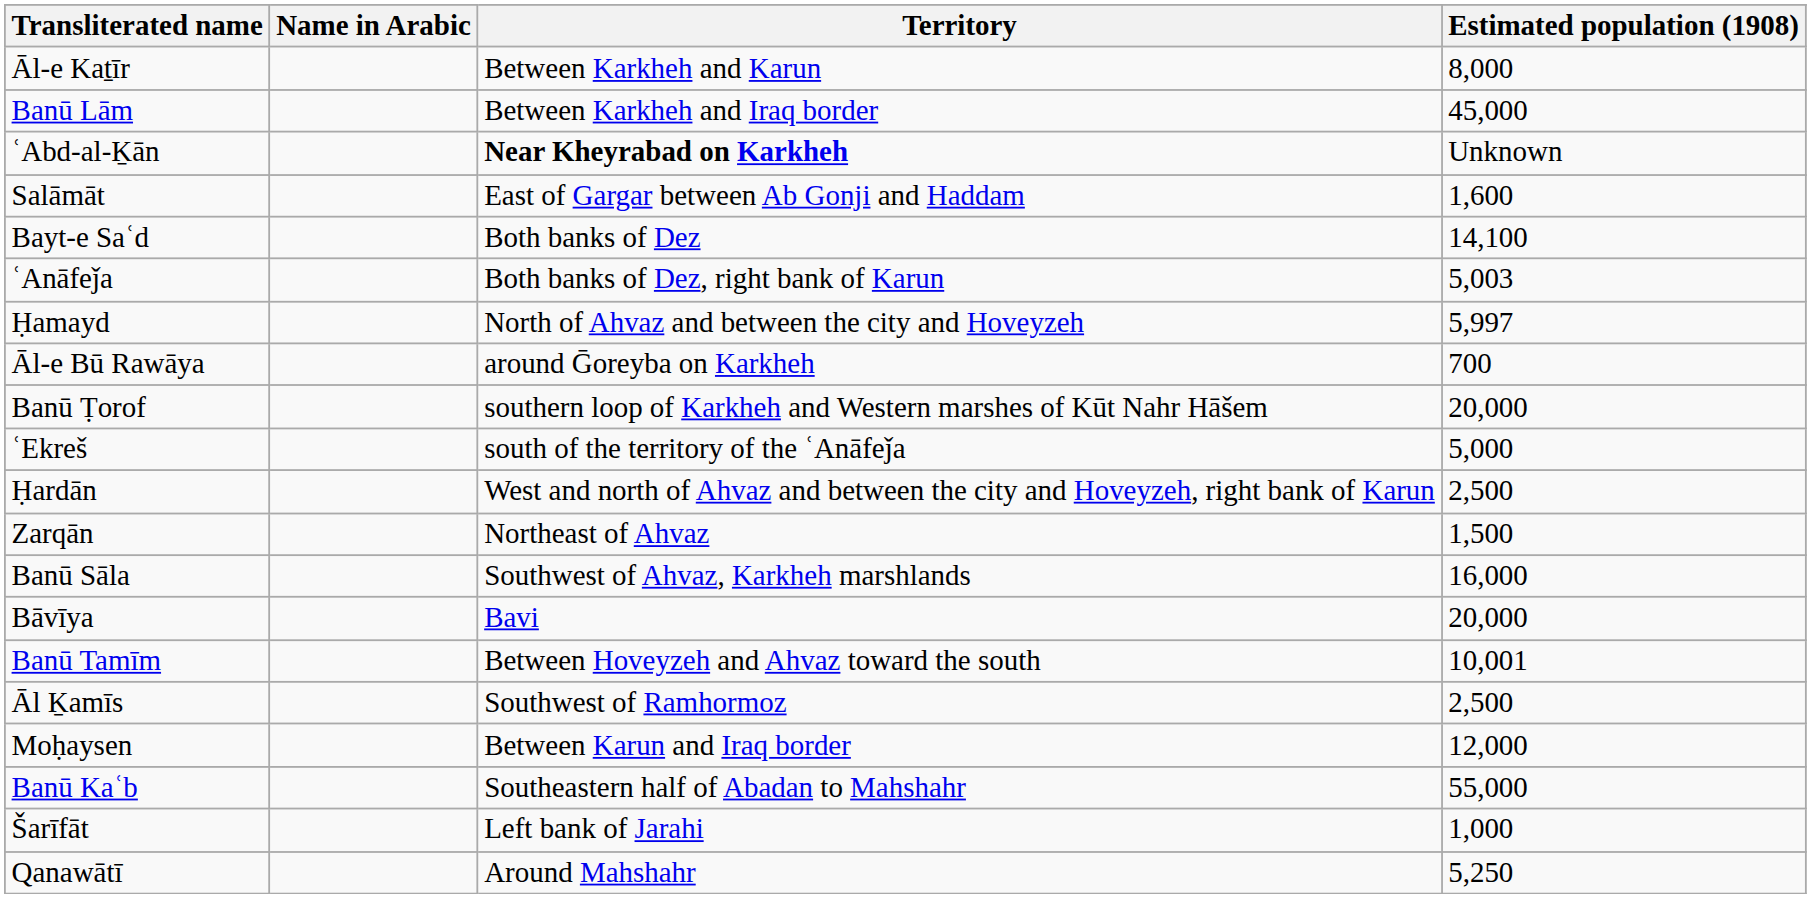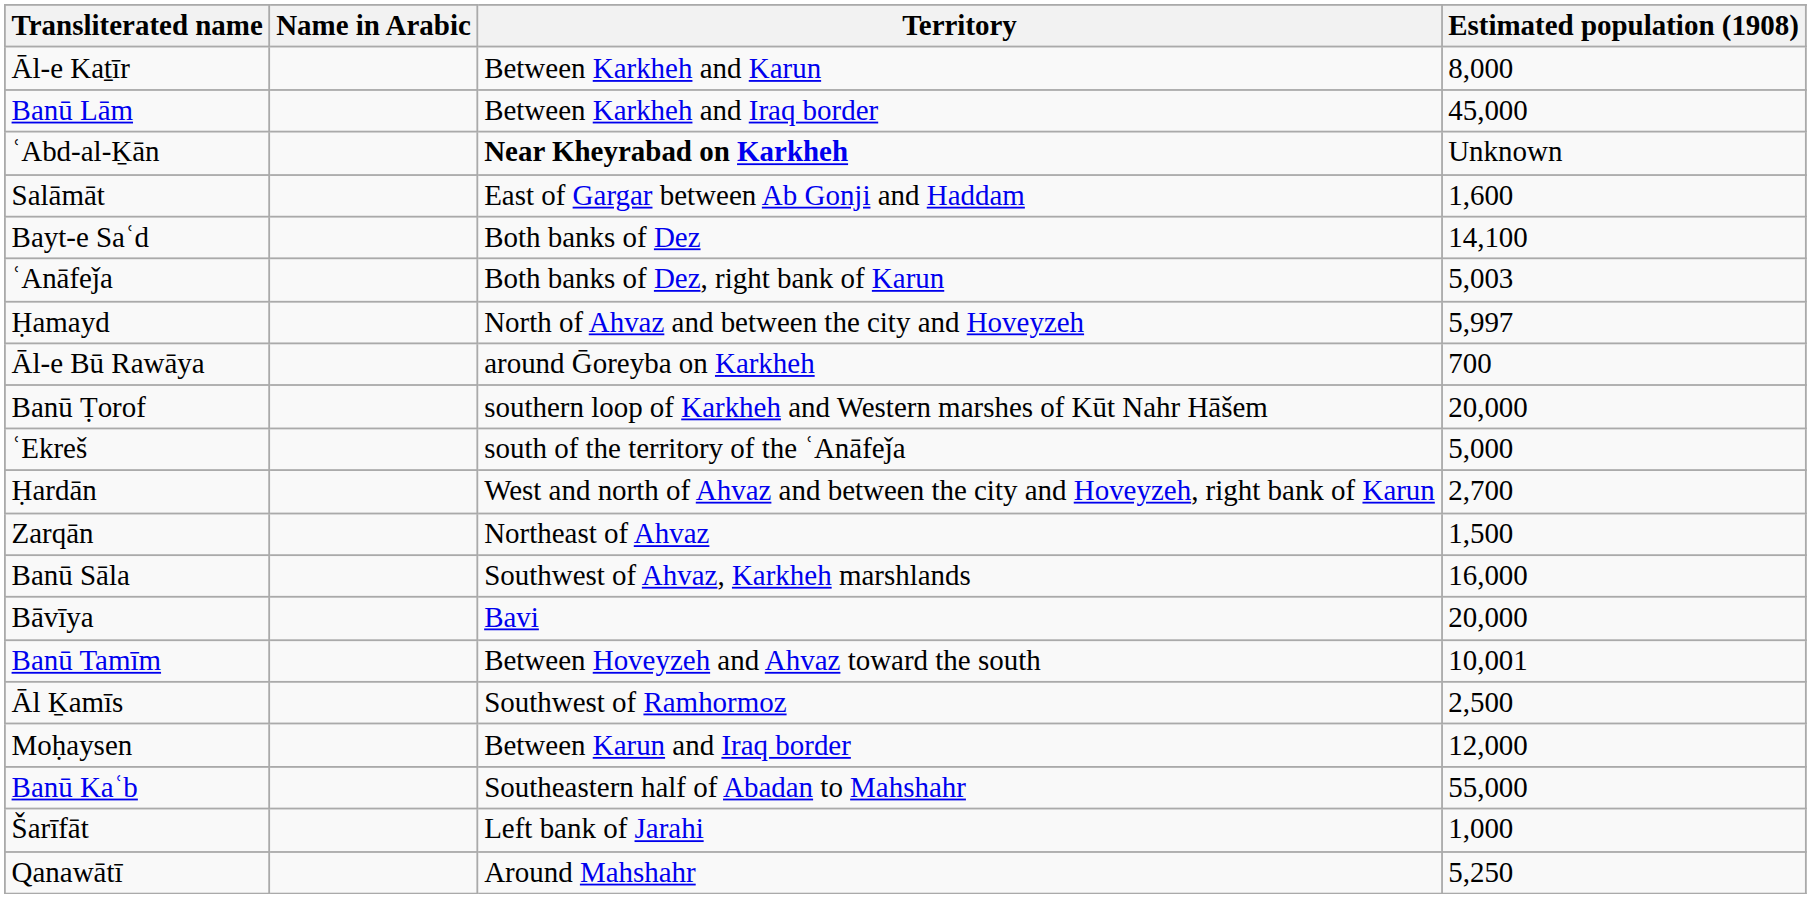(1481, 491) 2,500 -> (1481, 491) 2,700
